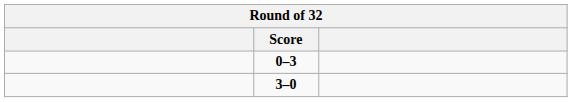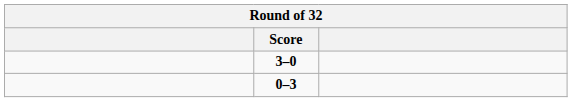rows swapped: (286, 85) <-> (286, 62)
